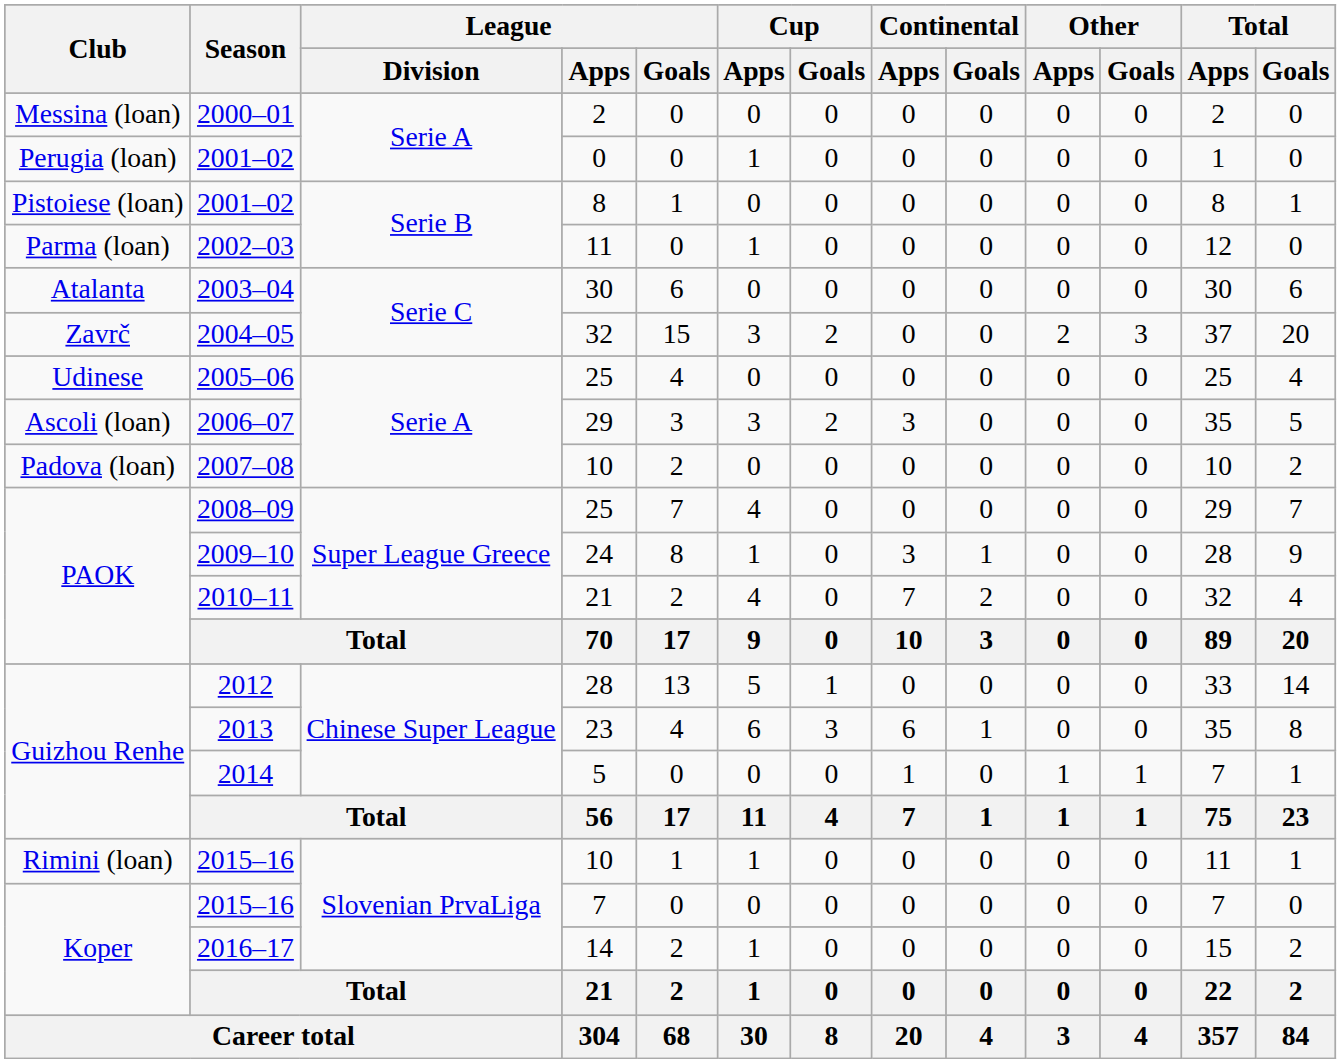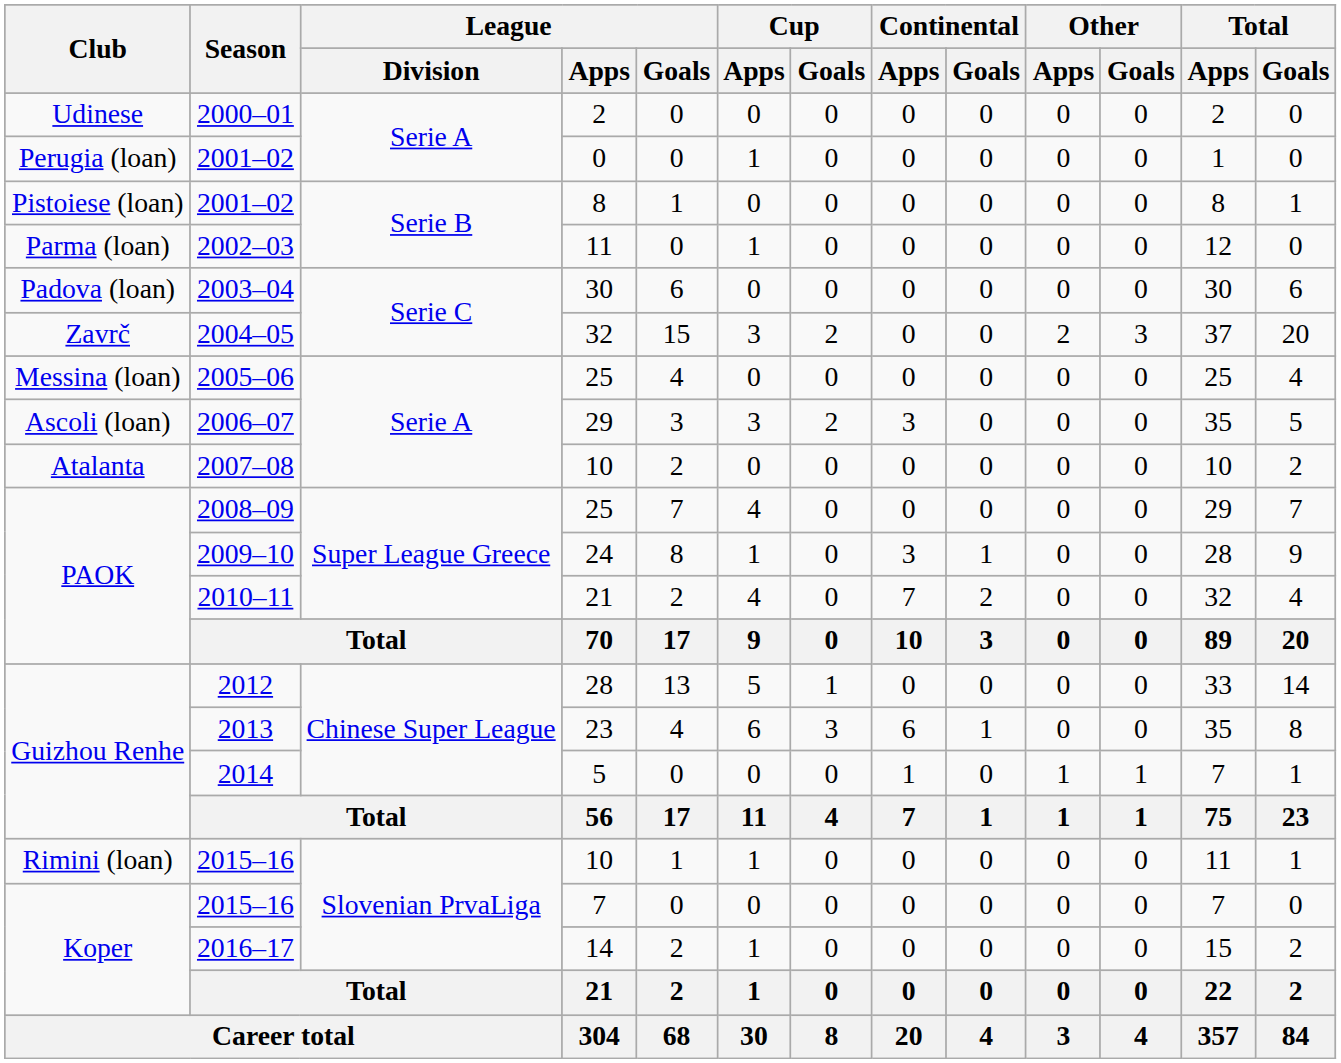(98, 114) Messina (loan) -> (98, 114) Udinese
(98, 289) Atalanta -> (98, 289) Padova (loan)
(98, 377) Udinese -> (98, 377) Messina (loan)
(98, 465) Padova (loan) -> (98, 465) Atalanta
